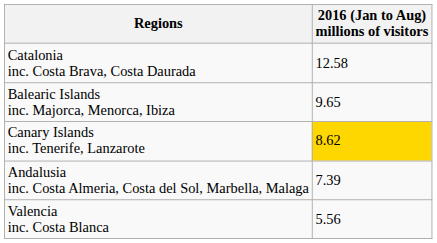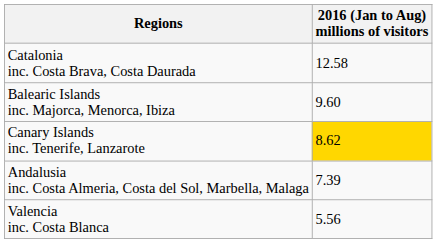(328, 102) 9.65 -> (328, 102) 9.60
